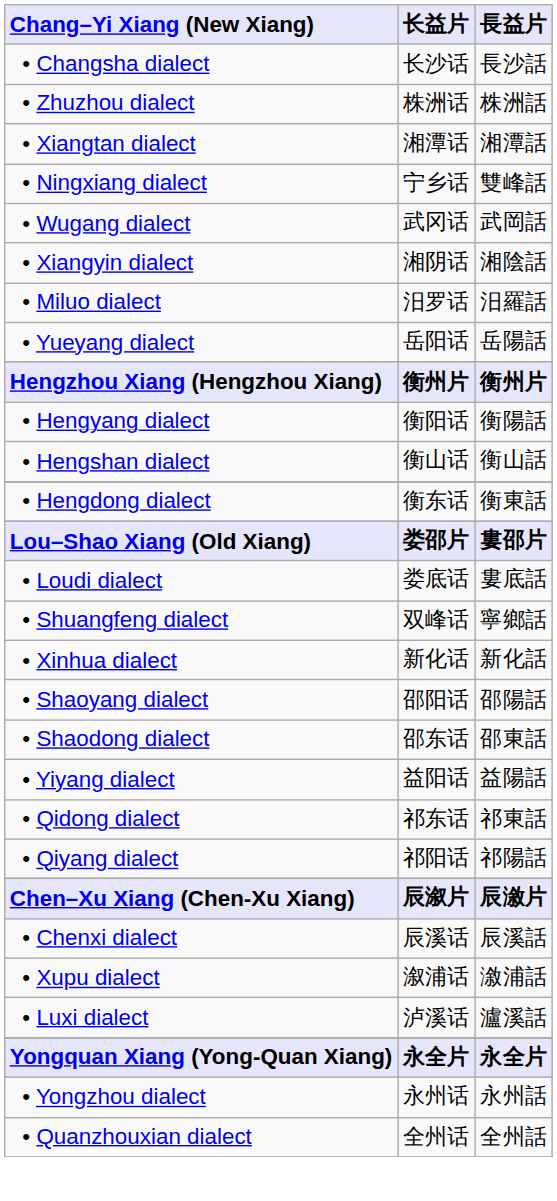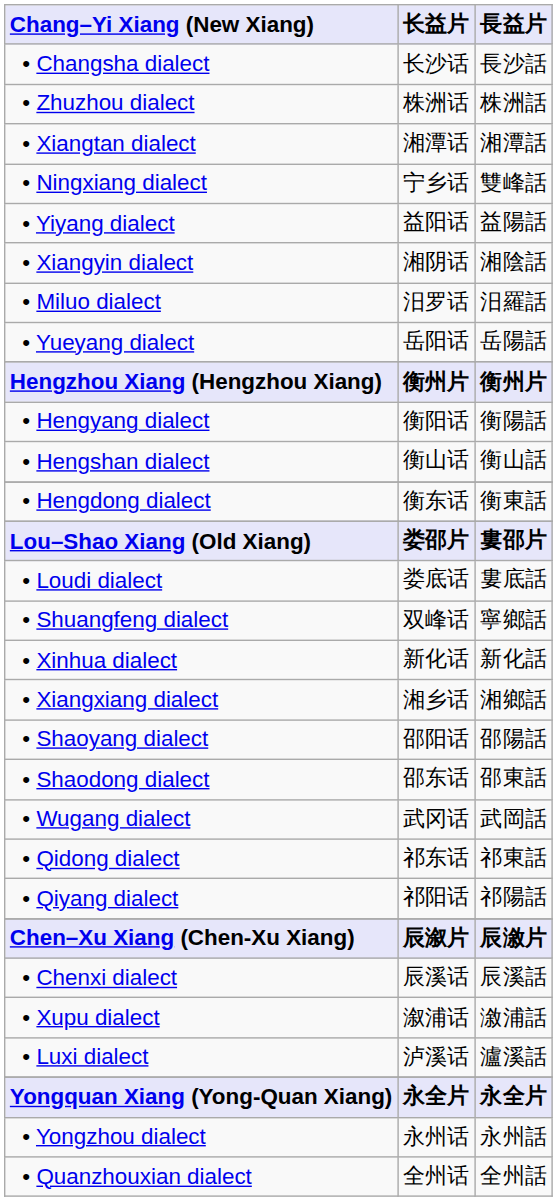rows swapped: (92, 779) <-> (100, 222)
+ row: (114, 699)
